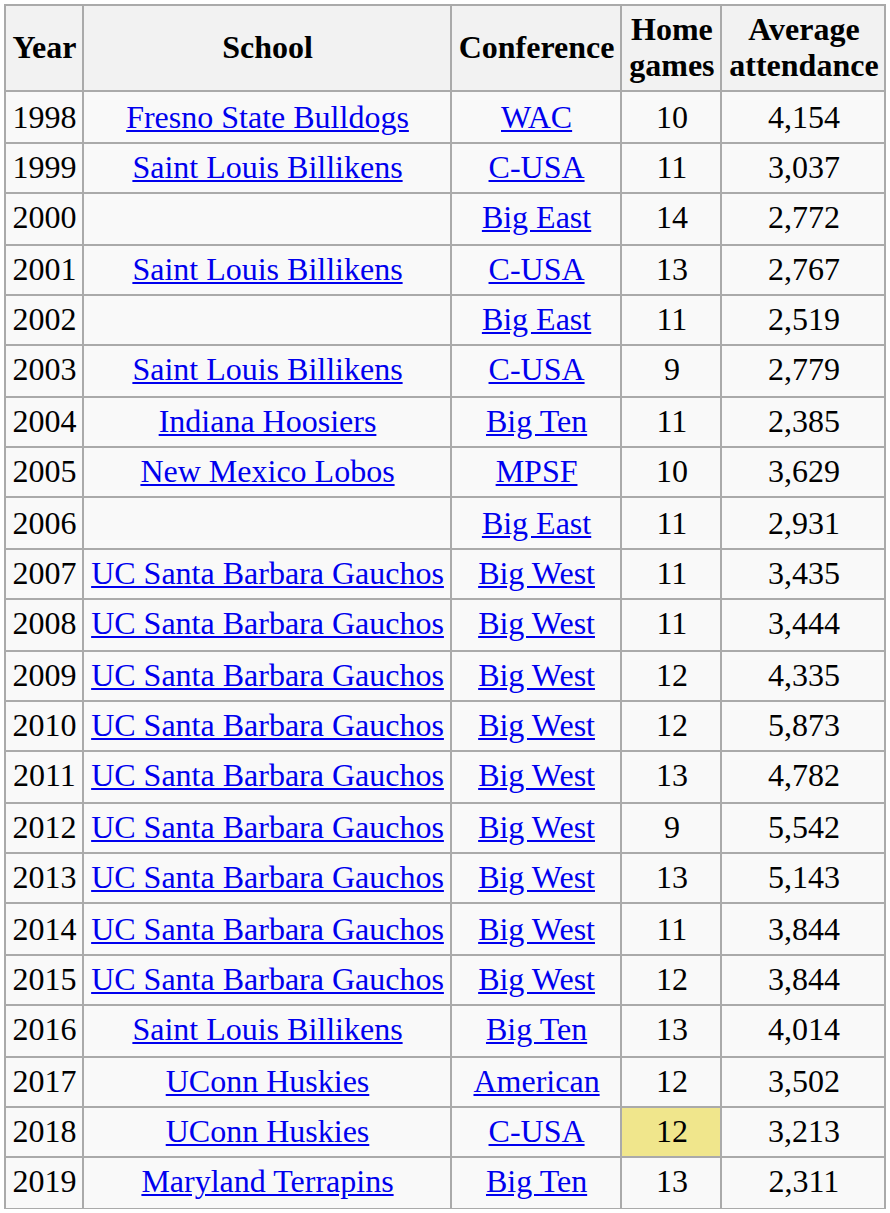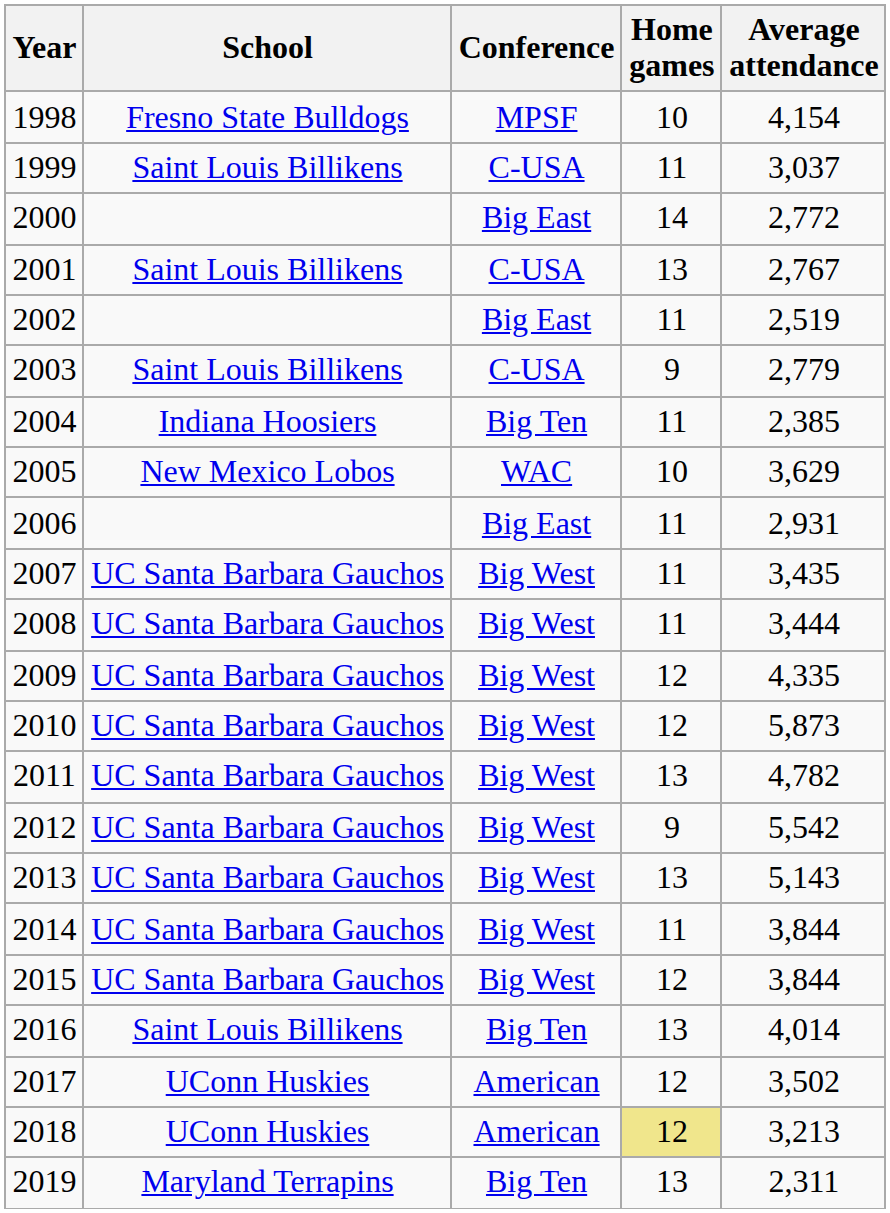(537, 116) WAC -> (537, 116) MPSF
(537, 471) MPSF -> (537, 471) WAC
(537, 1131) C-USA -> (537, 1131) American
